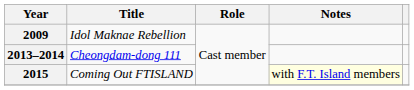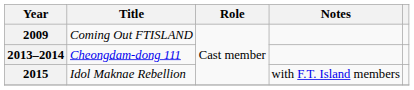(128, 34) Idol Maknae Rebellion -> (131, 34) Coming Out FTISLAND
(131, 74) Coming Out FTISLAND -> (128, 74) Idol Maknae Rebellion
(336, 74) lightyellow background -> (336, 74) no background
